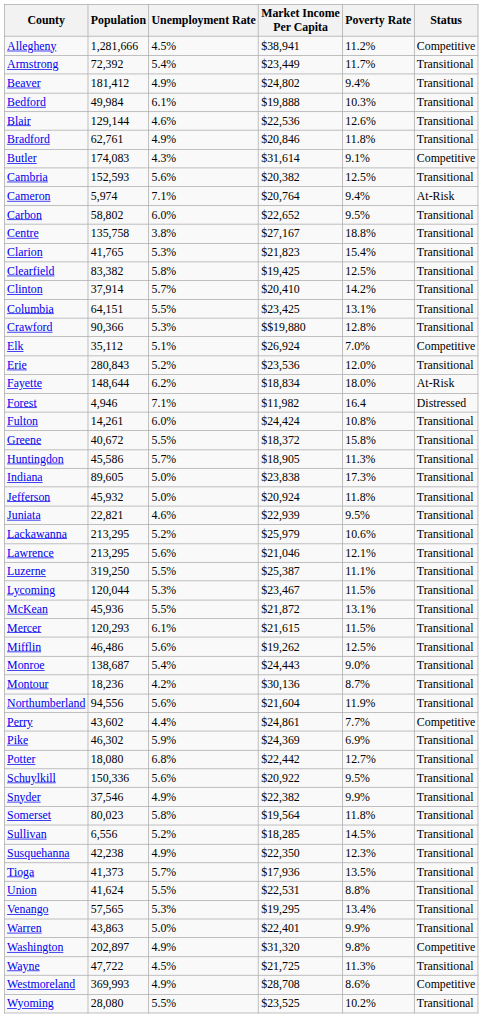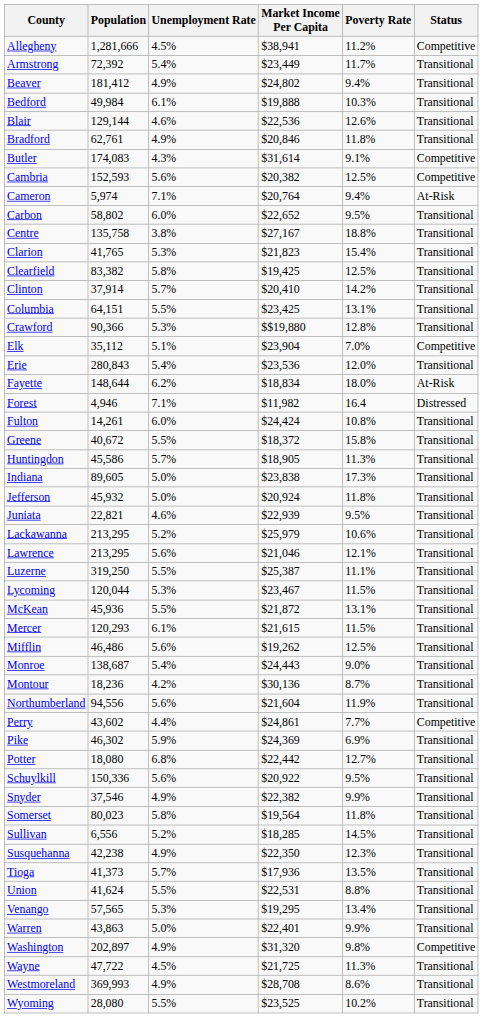(445, 177) Transitional -> (446, 177) Competitive
(280, 346) $26,924 -> (280, 346) $23,904
(164, 365) 5.2% -> (164, 365) 5.4%
(446, 984) Competitive -> (445, 984) Transitional
